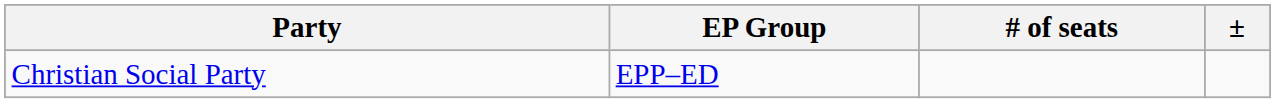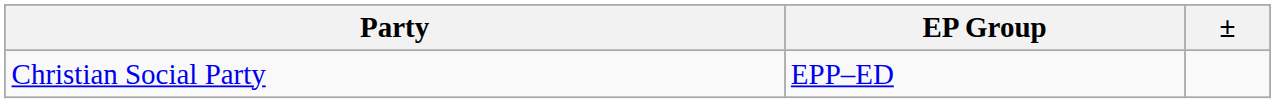- column: (1062, 27)
